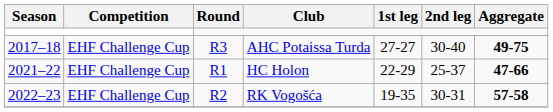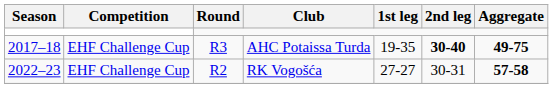(398, 47) 27-27 -> (398, 47) 19-35
(448, 47) normal -> (448, 47) bold
- row: (34, 71)
(398, 94) 19-35 -> (398, 71) 27-27
